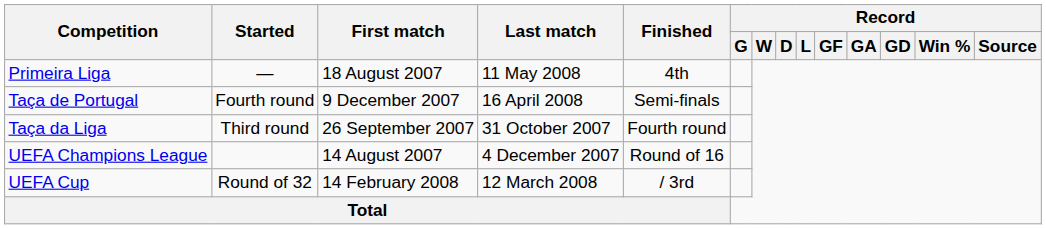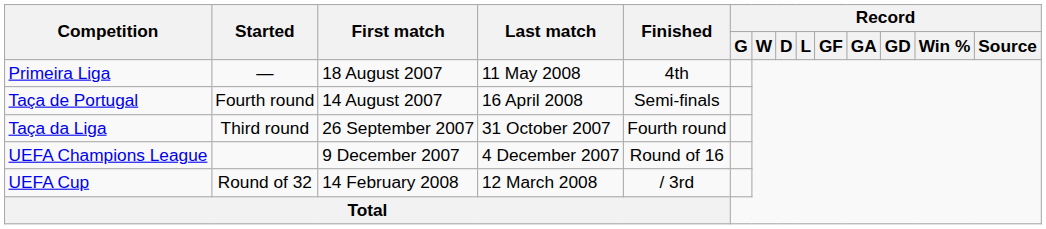(391, 100) 9 December 2007 -> (382, 100) 14 August 2007
(382, 155) 14 August 2007 -> (391, 155) 9 December 2007
